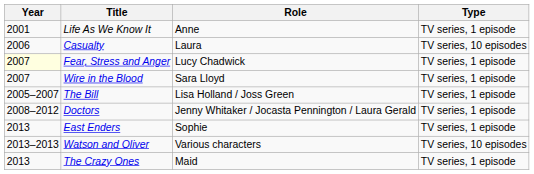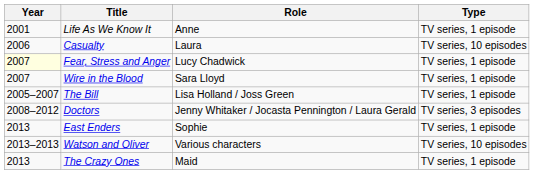(468, 111) TV series, 1 episode -> (471, 111) TV series, 3 episodes
